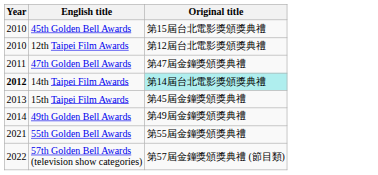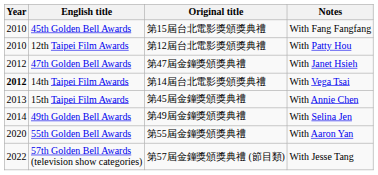+ column: (330, 12)
(16, 64) 2011 -> (17, 64) 2012
(206, 81) paleturquoise background -> (206, 81) no background
(17, 134) 2021 -> (17, 134) 2020
